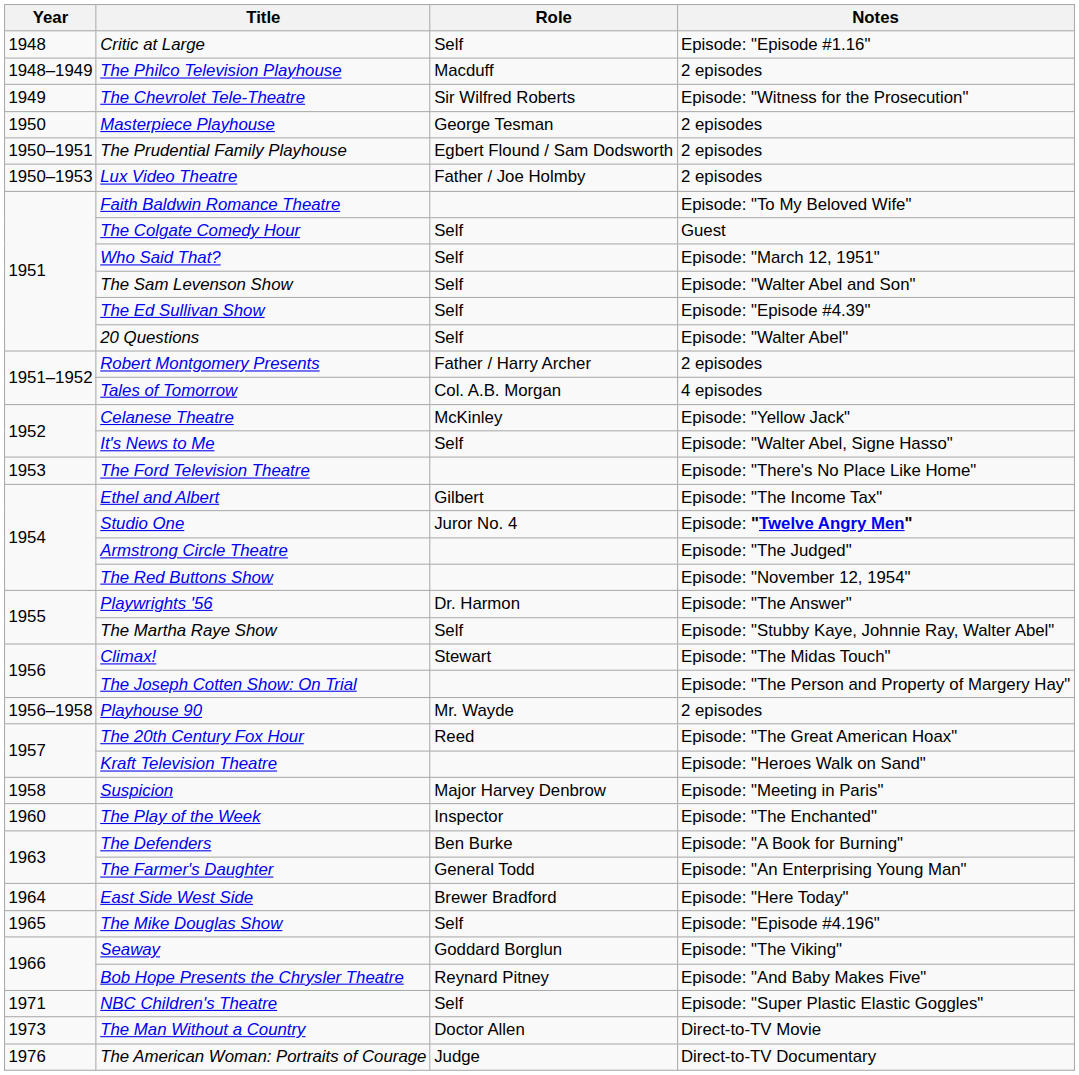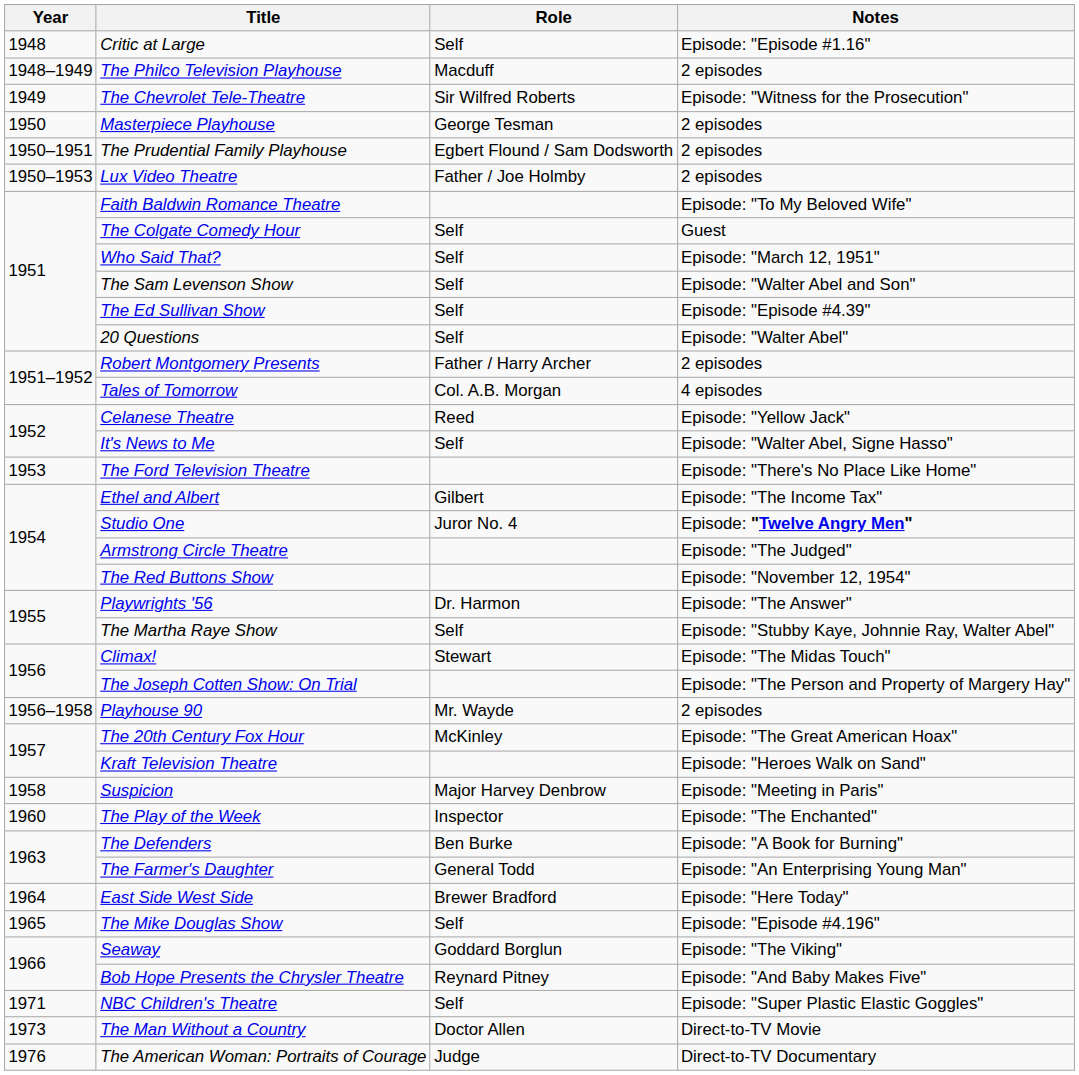(468, 417) McKinley -> (454, 417) Reed
(454, 737) Reed -> (468, 737) McKinley
